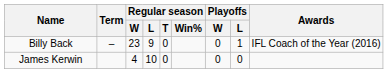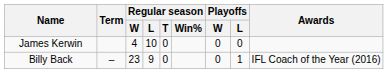rows swapped: (51, 60) <-> (51, 44)
